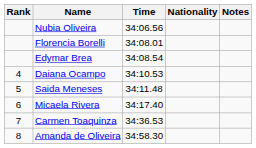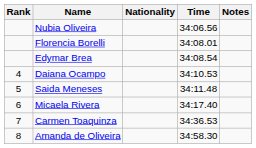columns swapped: (193, 12) <-> (144, 12)
